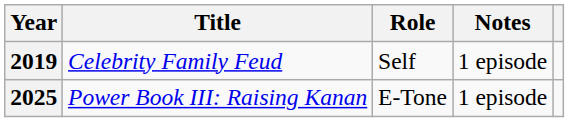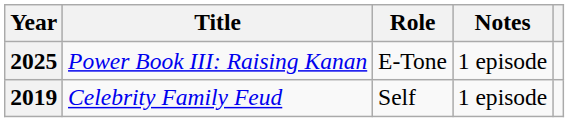rows swapped: (34, 60) <-> (34, 97)
